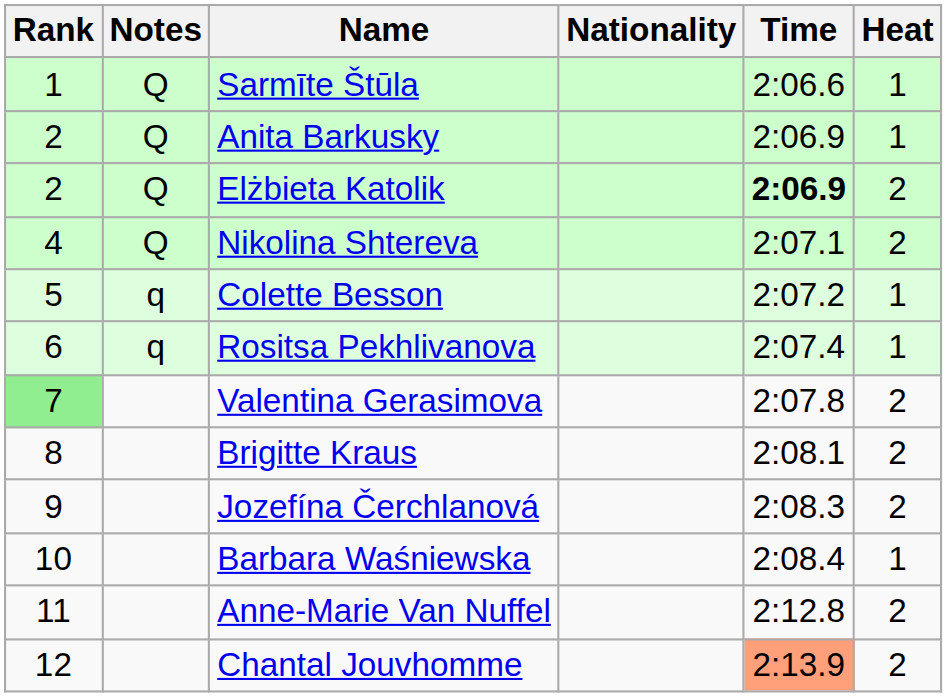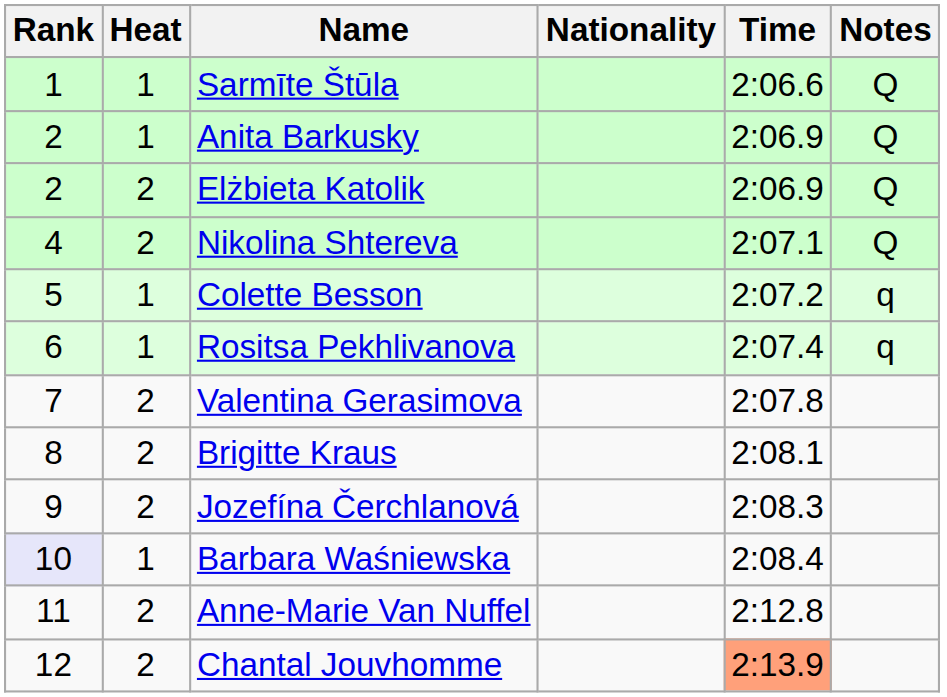columns swapped: (897, 30) <-> (156, 30)
(799, 189) bold -> (778, 189) normal
(53, 400) lightgreen background -> (53, 400) no background
(53, 558) no background -> (53, 558) lavender background
